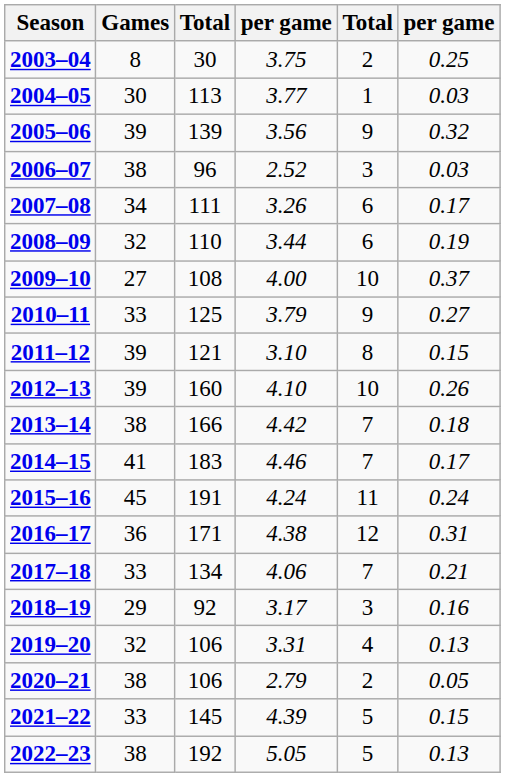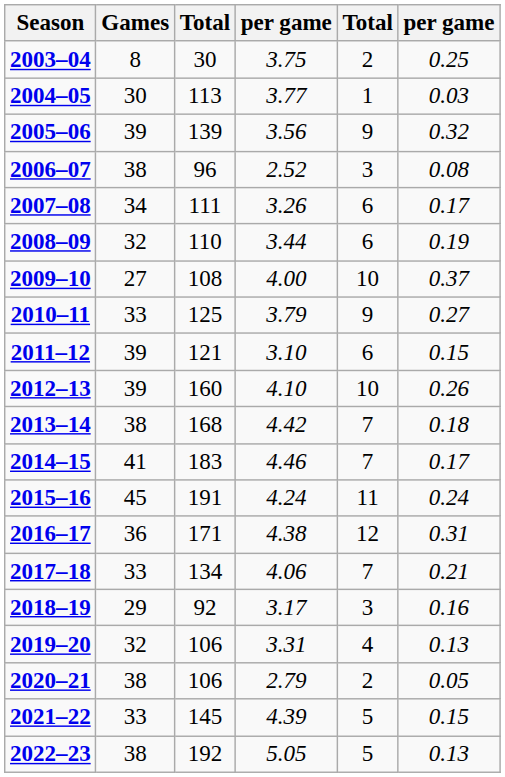(449, 168) 0.03 -> (449, 168) 0.08
(368, 351) 8 -> (368, 351) 6
(205, 424) 166 -> (205, 424) 168
